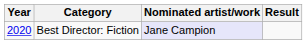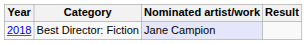(19, 30) 2020 -> (19, 30) 2018
